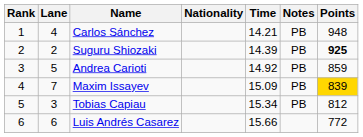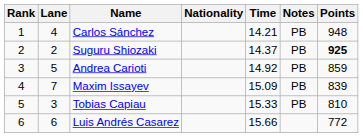(263, 50) 14.39 -> (263, 50) 14.37
(338, 86) gold background -> (338, 86) no background
(263, 104) 15.34 -> (263, 104) 15.33
(338, 104) 812 -> (338, 104) 810
